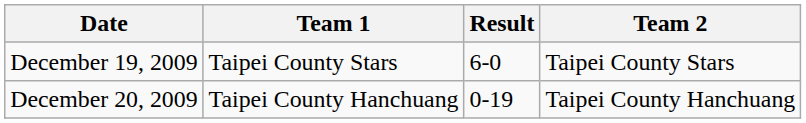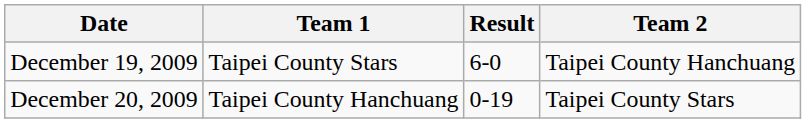(640, 61) Taipei County Stars -> (670, 61) Taipei County Hanchuang
(670, 99) Taipei County Hanchuang -> (640, 99) Taipei County Stars
